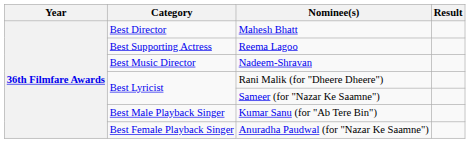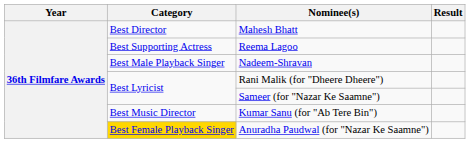(153, 63) Best Music Director -> (167, 63) Best Male Playback Singer
(167, 113) Best Male Playback Singer -> (153, 113) Best Music Director
(172, 130) no background -> (172, 130) gold background
